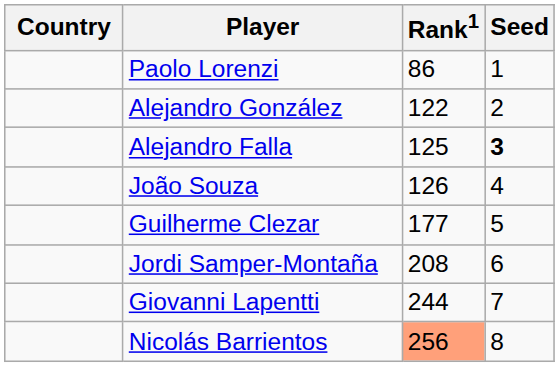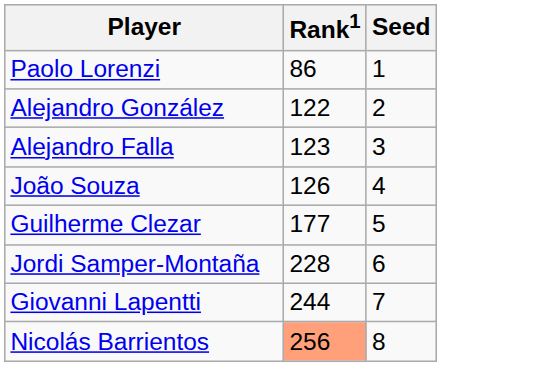- column: (64, 27)
(428, 147) 125 -> (310, 147) 123
(497, 147) bold -> (379, 147) normal
(428, 263) 208 -> (310, 263) 228
